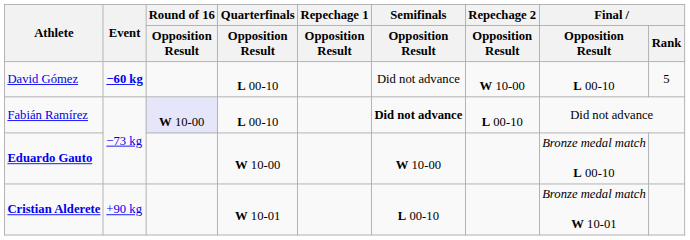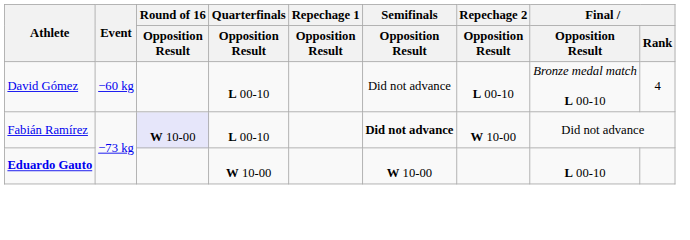(125, 79) bold -> (116, 87) normal
(502, 87) W 10-00 -> (493, 94) L 00-10
(594, 87) L 00-10 -> (585, 87) Bronze medal match L 00-10
(667, 79) 5 -> (658, 87) 4
(502, 122) L 00-10 -> (493, 137) W 10-00
(594, 158) Bronze medal match L 00-10 -> (585, 173) L 00-10
- row: (54, 209)
